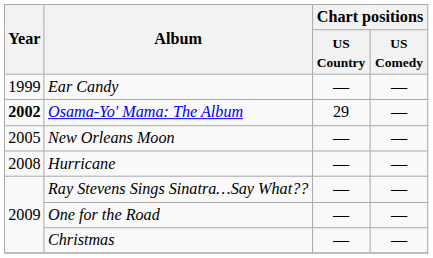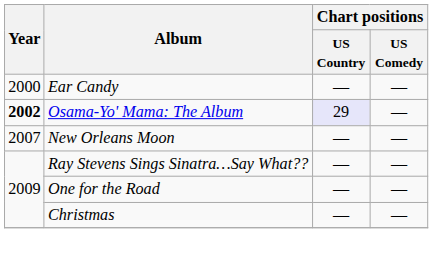(24, 86) 1999 -> (24, 86) 2000
(341, 112) no background -> (341, 112) lavender background
(24, 138) 2005 -> (24, 138) 2007
- row: (82, 163)
